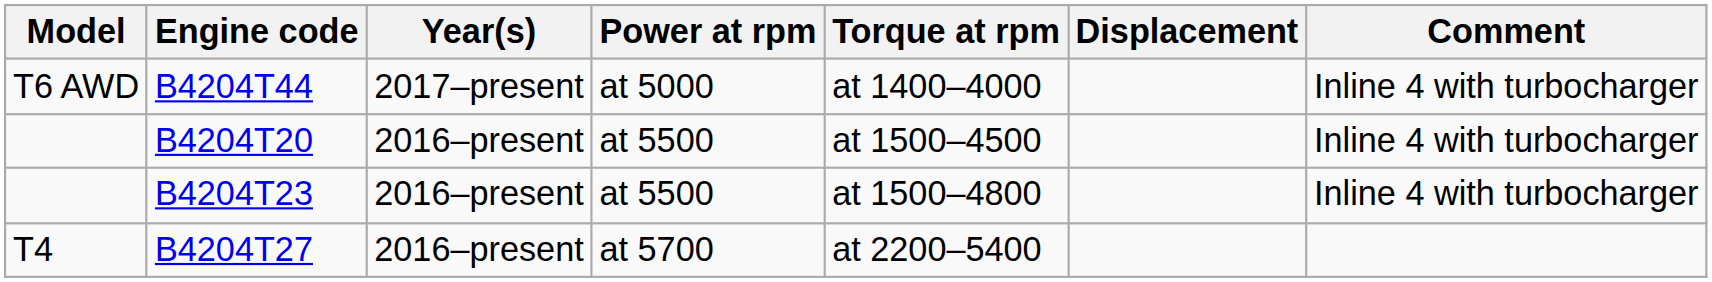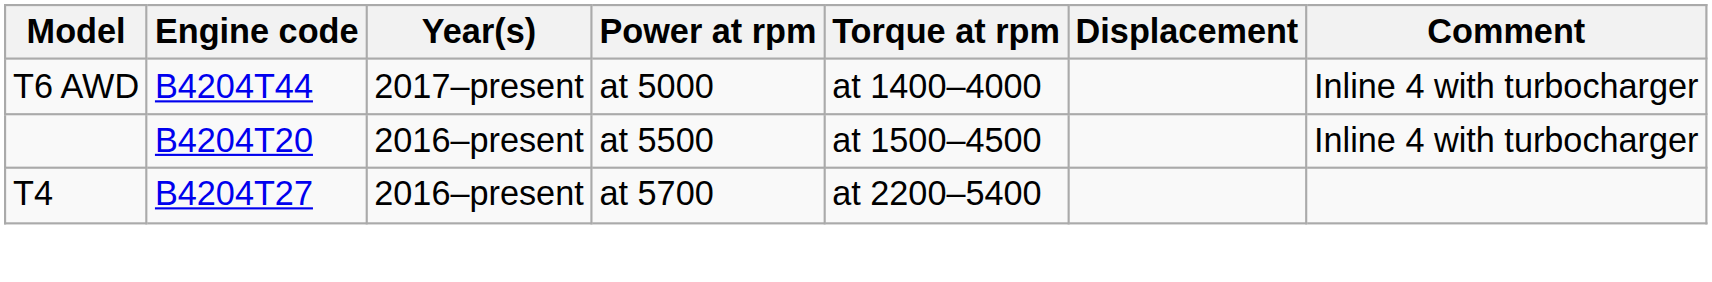- row: (234, 194)
